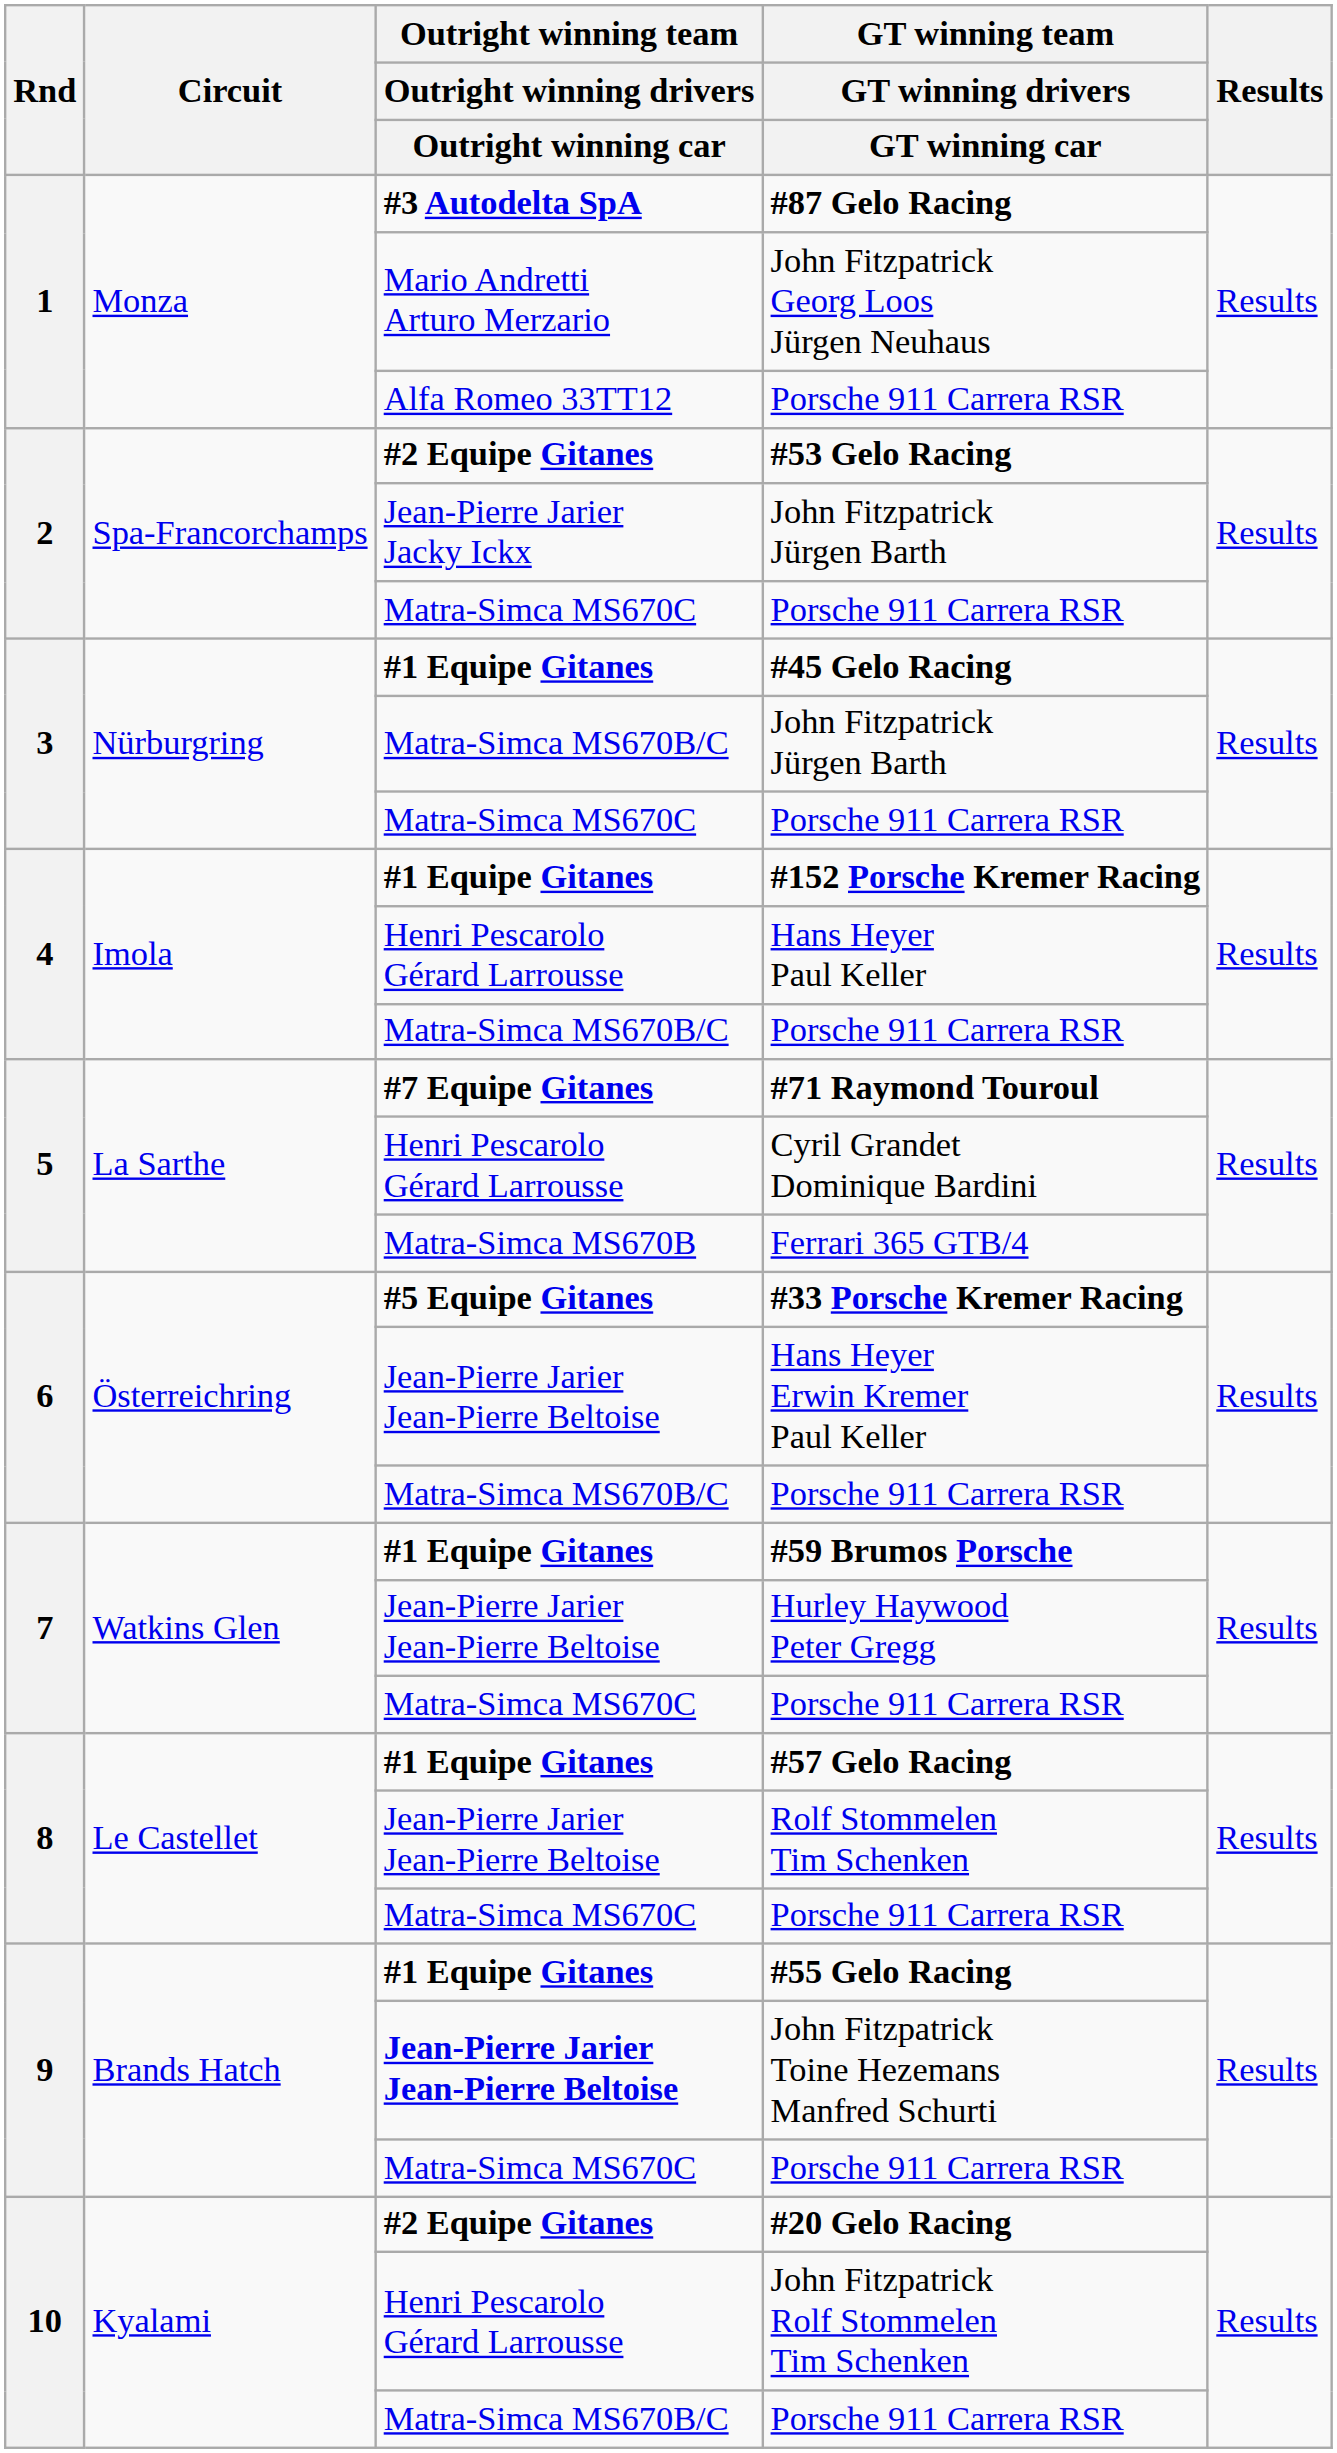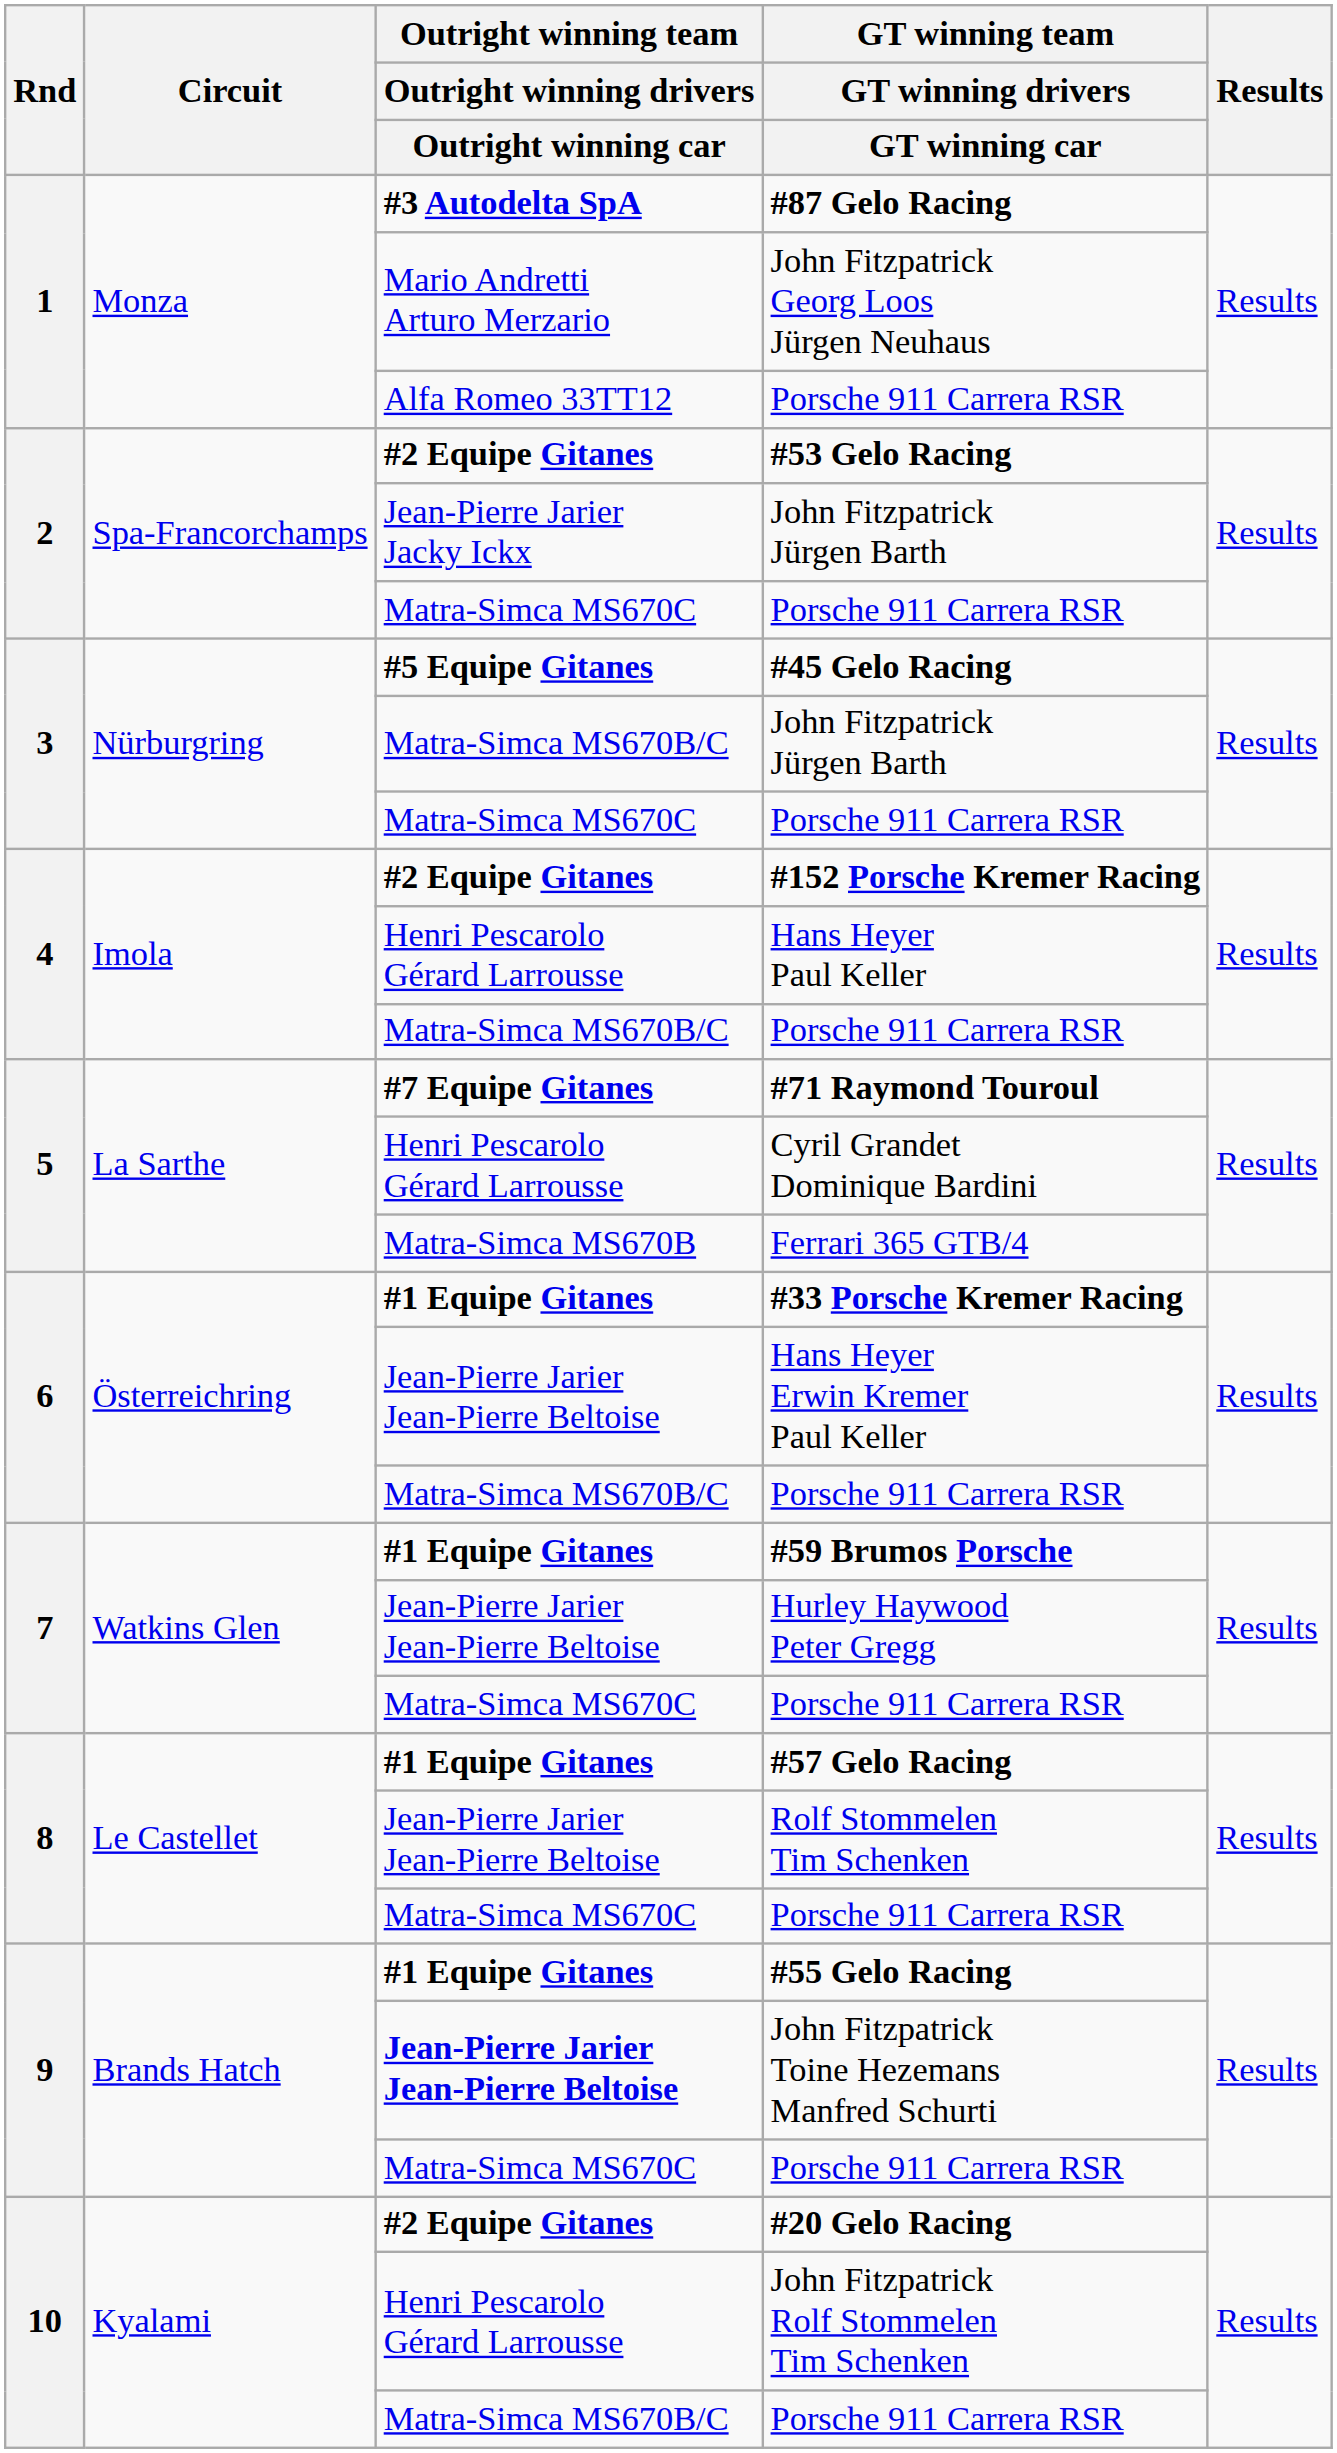(518, 666) #1 Equipe Gitanes -> (518, 666) #5 Equipe Gitanes
(518, 876) #1 Equipe Gitanes -> (518, 876) #2 Equipe Gitanes
(518, 1298) #5 Equipe Gitanes -> (518, 1298) #1 Equipe Gitanes
